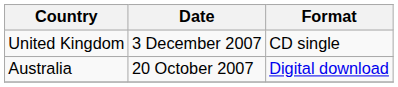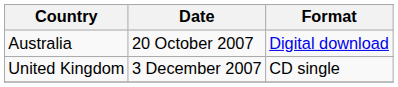rows swapped: (40, 69) <-> (66, 43)
